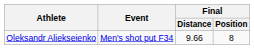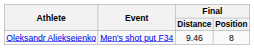(194, 38) 9.66 -> (194, 38) 9.46
